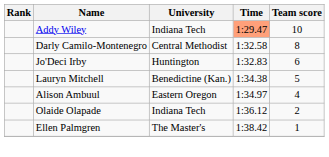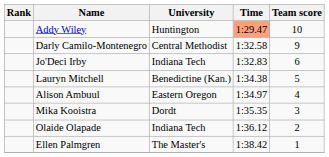(179, 29) Indiana Tech -> (175, 29) Huntington
(297, 45) 8 -> (297, 45) 9
(175, 62) Huntington -> (179, 62) Indiana Tech
+ row: (66, 111)
